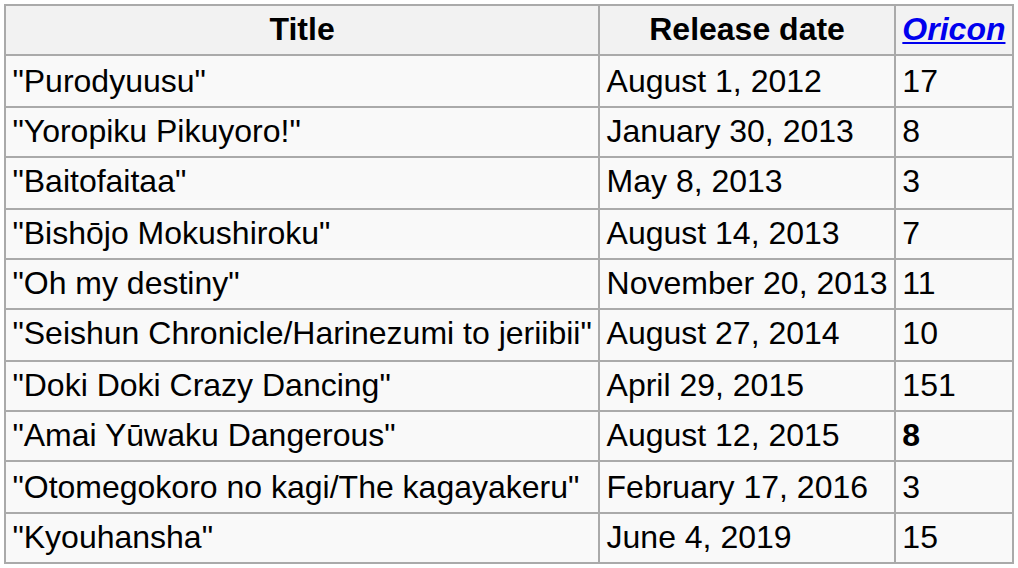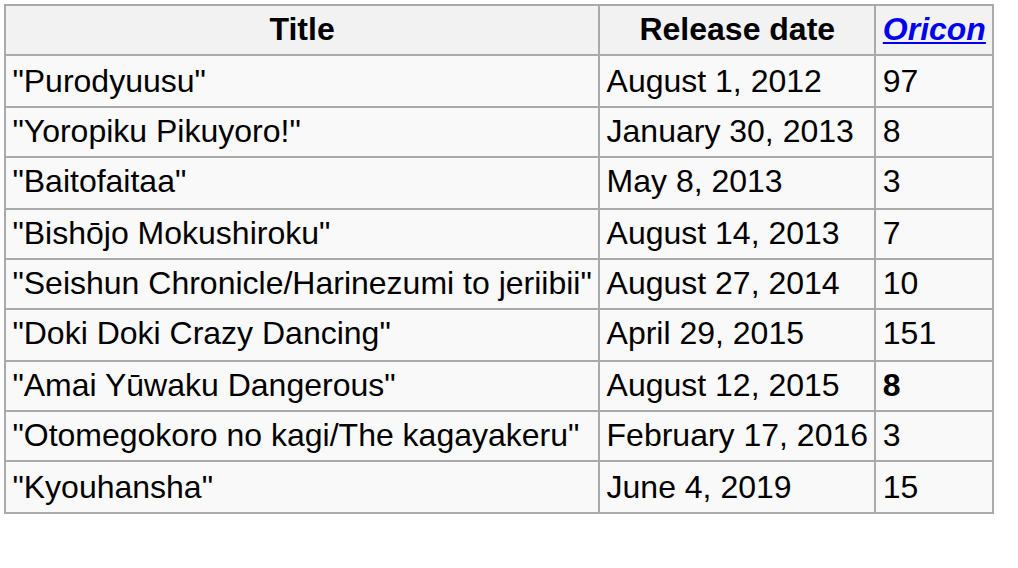(920, 80) 17 -> (901, 80) 97
- row: (126, 283)
